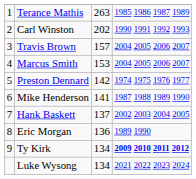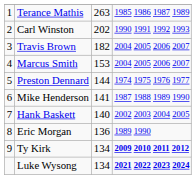(102, 47) 157 -> (102, 47) 182
(102, 81) 142 -> (102, 81) 144
(102, 115) 137 -> (102, 115) 140
(152, 166) normal -> (152, 166) bold
